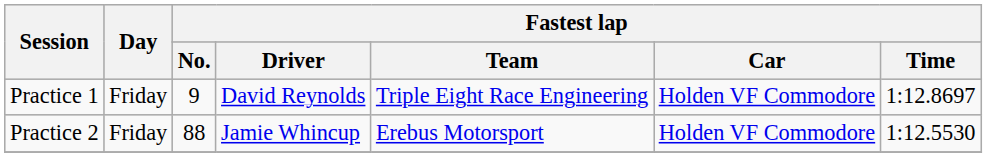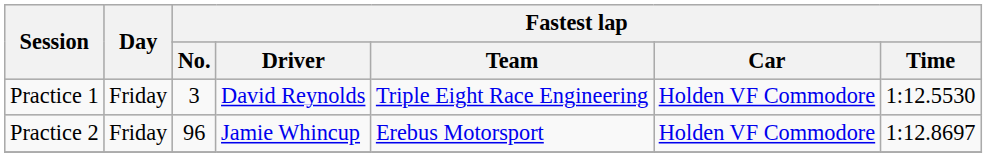(194, 96) 9 -> (194, 96) 3
(931, 96) 1:12.8697 -> (931, 96) 1:12.5530
(194, 133) 88 -> (194, 133) 96
(931, 133) 1:12.5530 -> (931, 133) 1:12.8697
